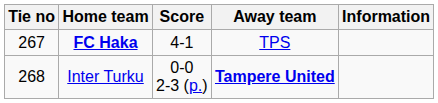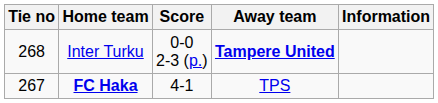rows swapped: (106, 42) <-> (106, 76)
